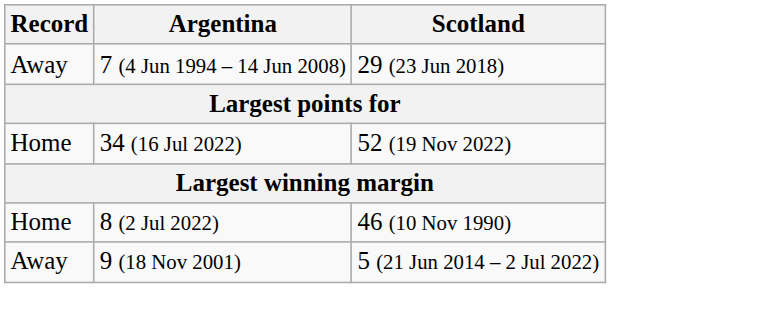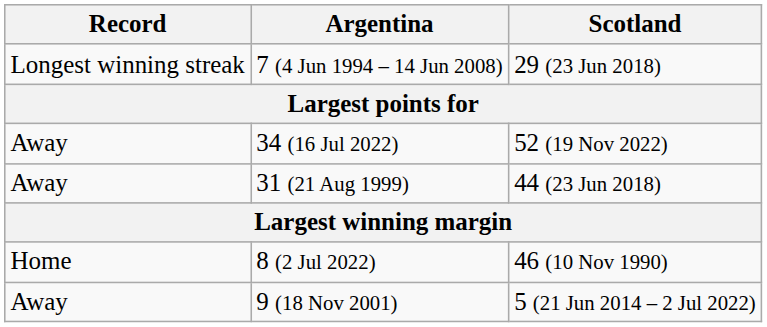(39, 63) Away -> (128, 63) Longest winning streak
(41, 143) Home -> (39, 143) Away
+ row: (333, 182)
